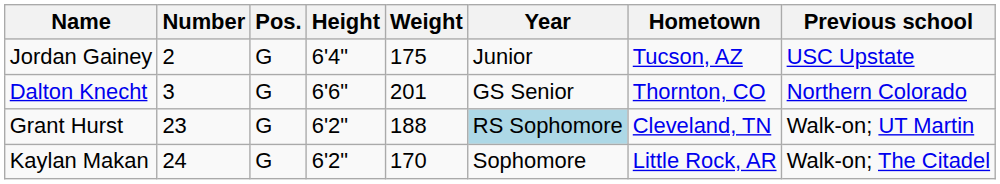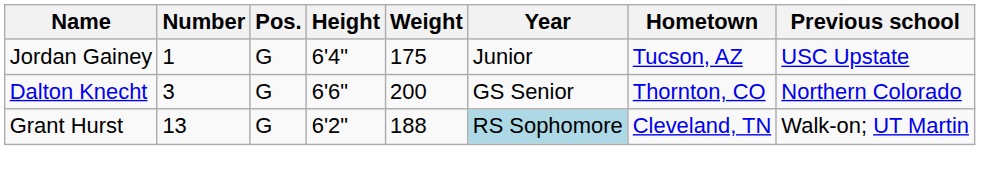(169, 56) 2 -> (169, 56) 1
(408, 91) 201 -> (408, 91) 200
(175, 126) 23 -> (175, 126) 13
- row: (79, 160)
